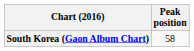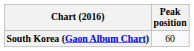(170, 38) 58 -> (170, 38) 60
